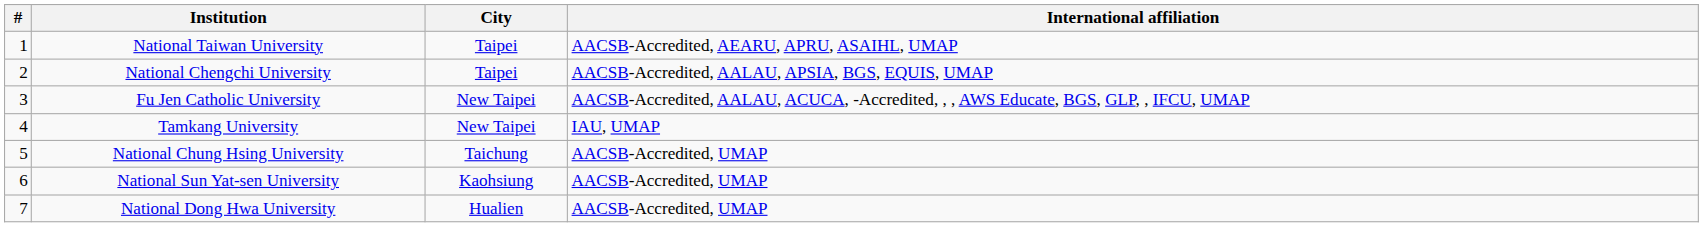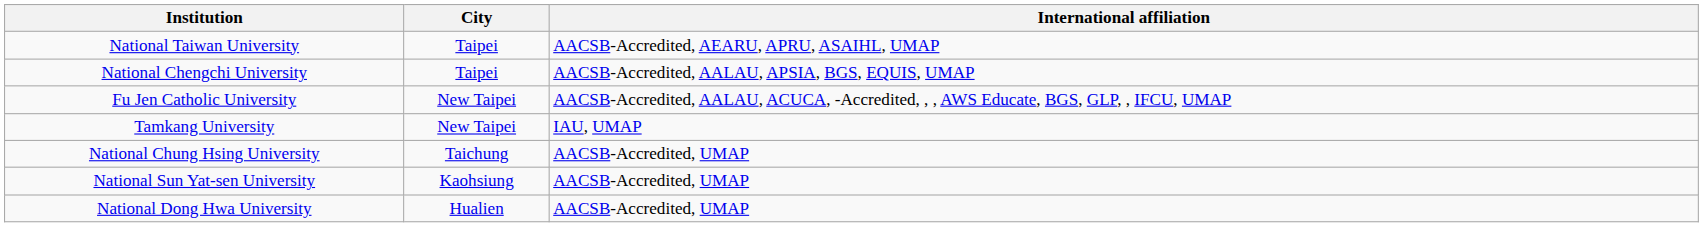- column: (18, 18)
